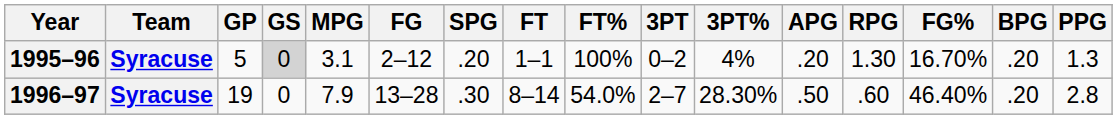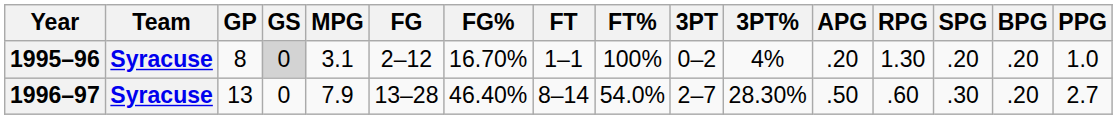columns swapped: (948, 22) <-> (473, 22)
(240, 59) 5 -> (240, 59) 8
(1083, 59) 1.3 -> (1083, 59) 1.0
(240, 95) 19 -> (240, 95) 13
(1083, 95) 2.8 -> (1083, 95) 2.7
